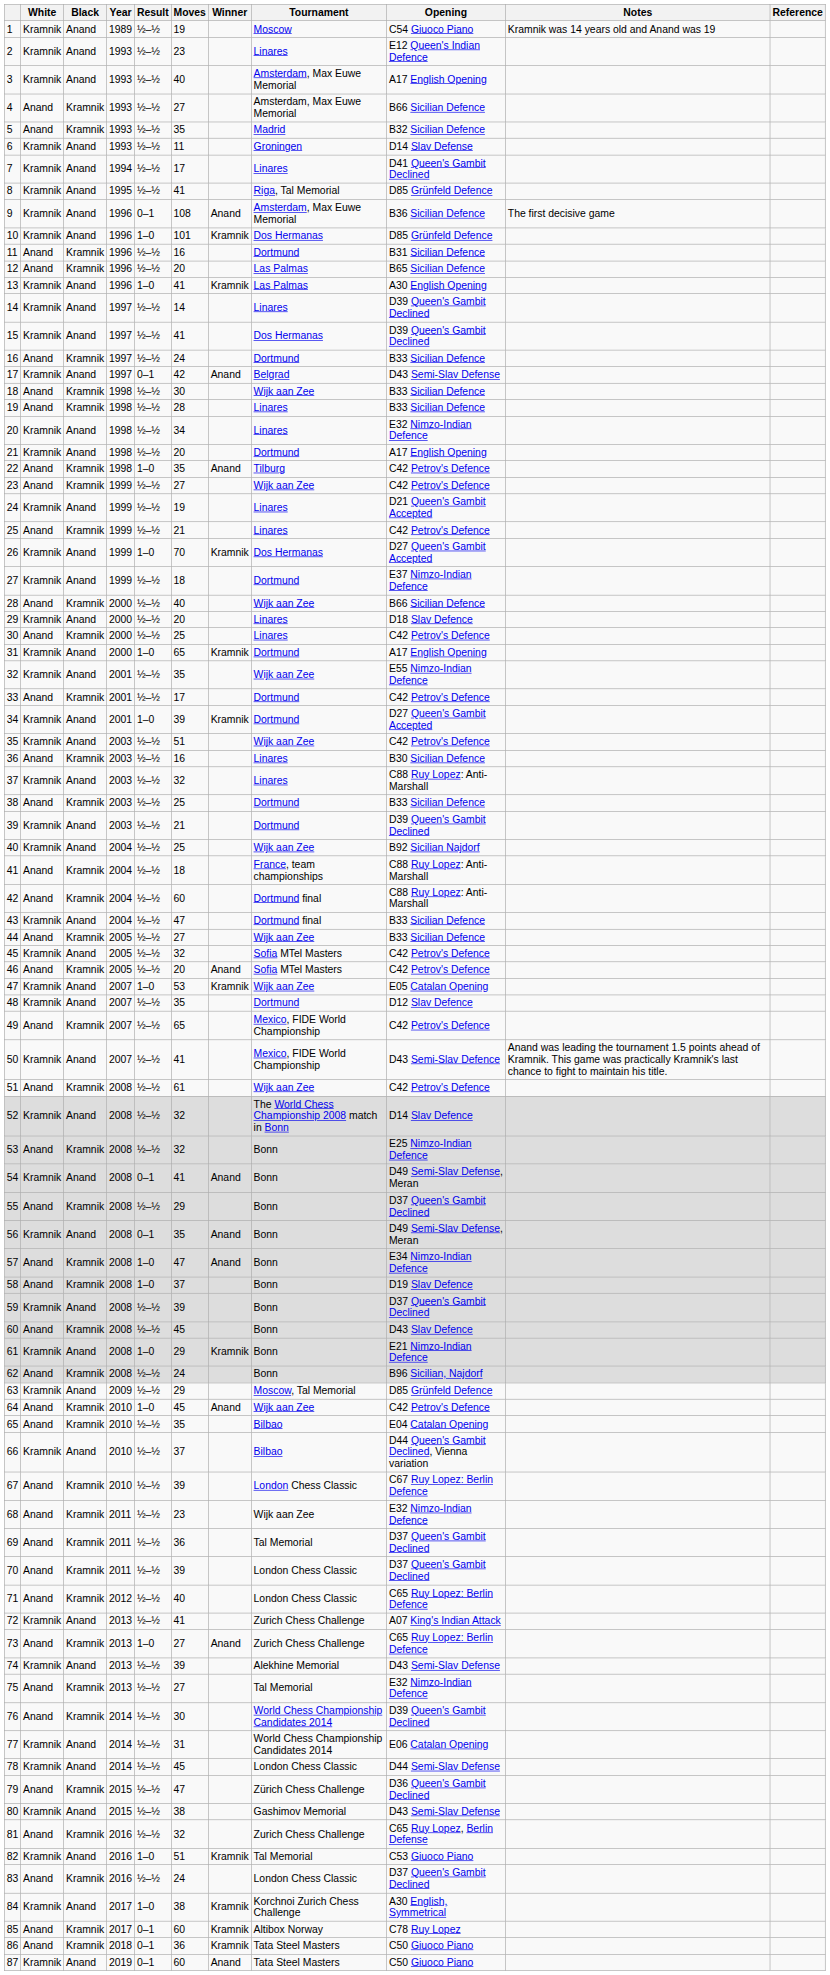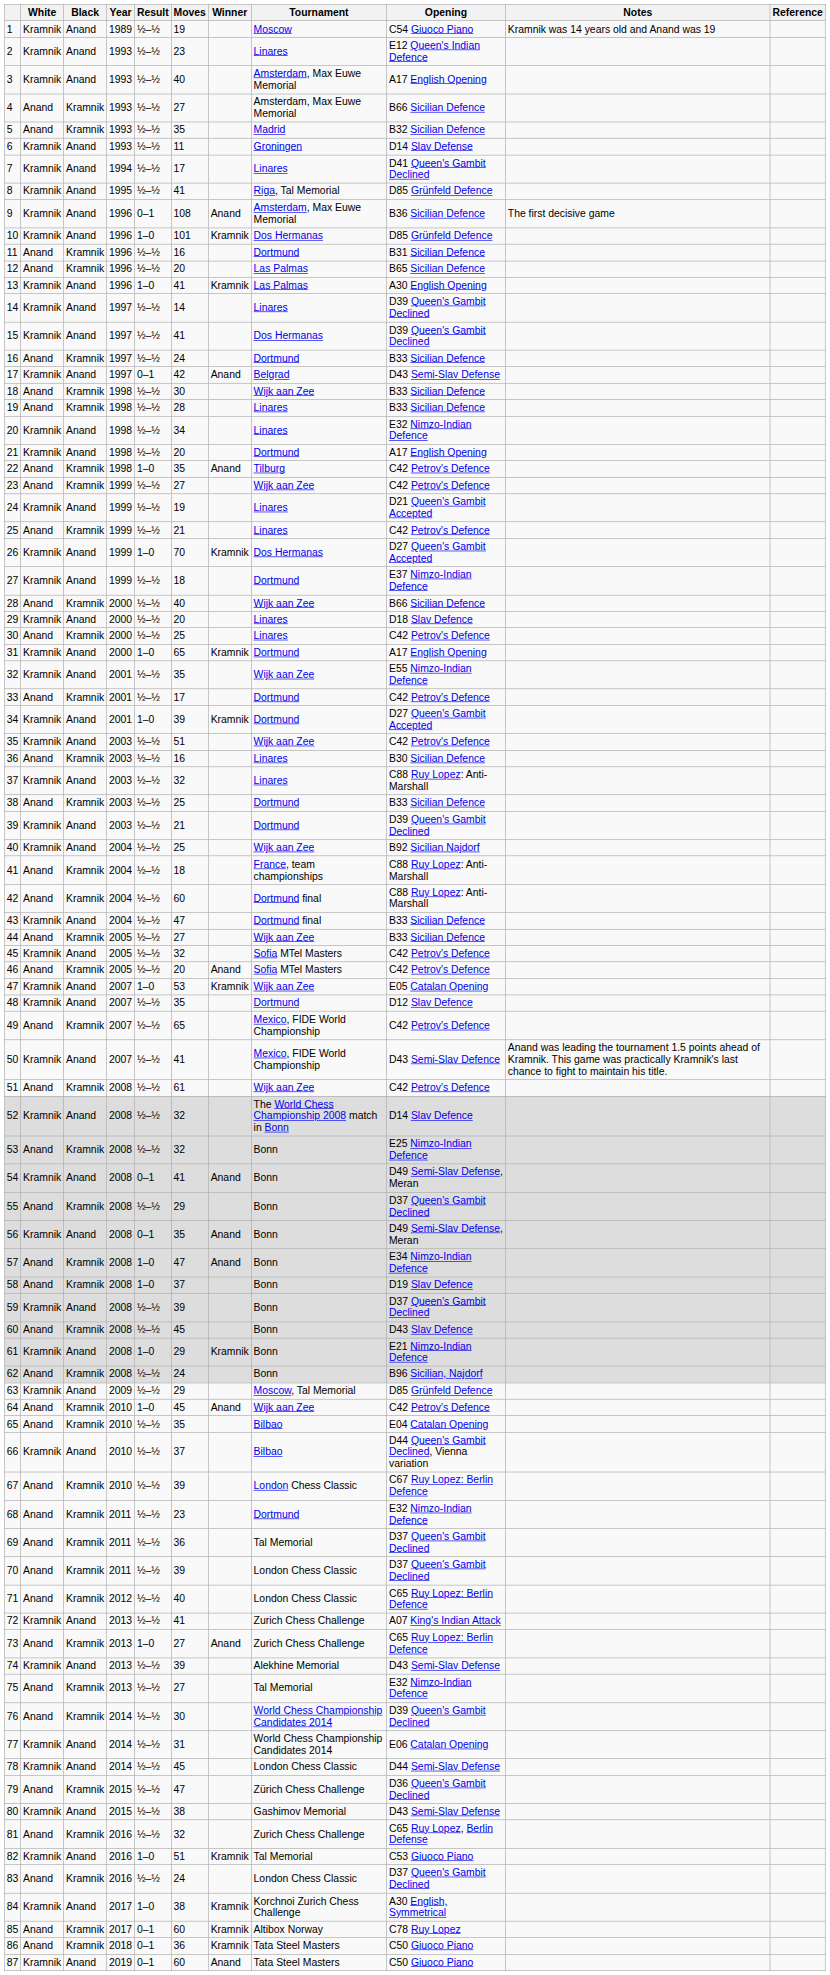(284, 1514) Wijk aan Zee -> (276, 1514) Dortmund
